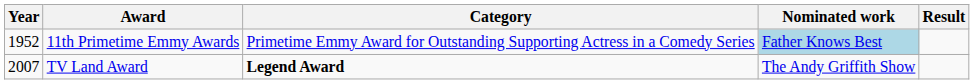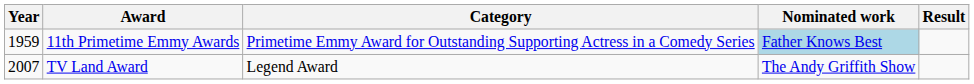(24, 41) 1952 -> (24, 41) 1959
(295, 66) bold -> (292, 66) normal
